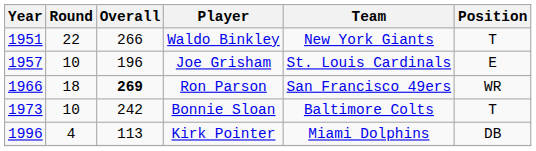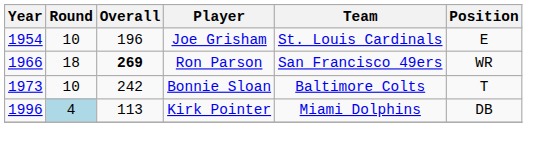- row: (223, 40)
(25, 63) 1957 -> (25, 40) 1954
(71, 134) no background -> (71, 110) lightblue background
